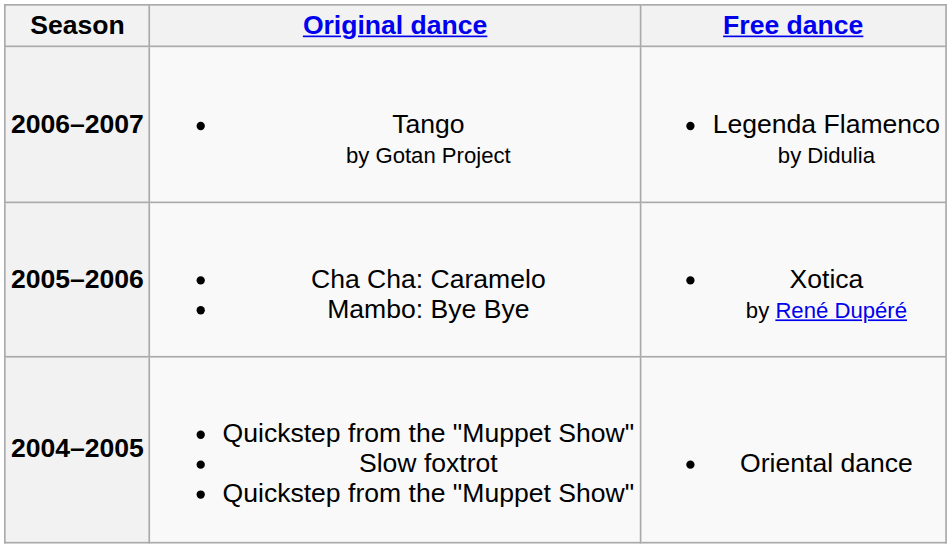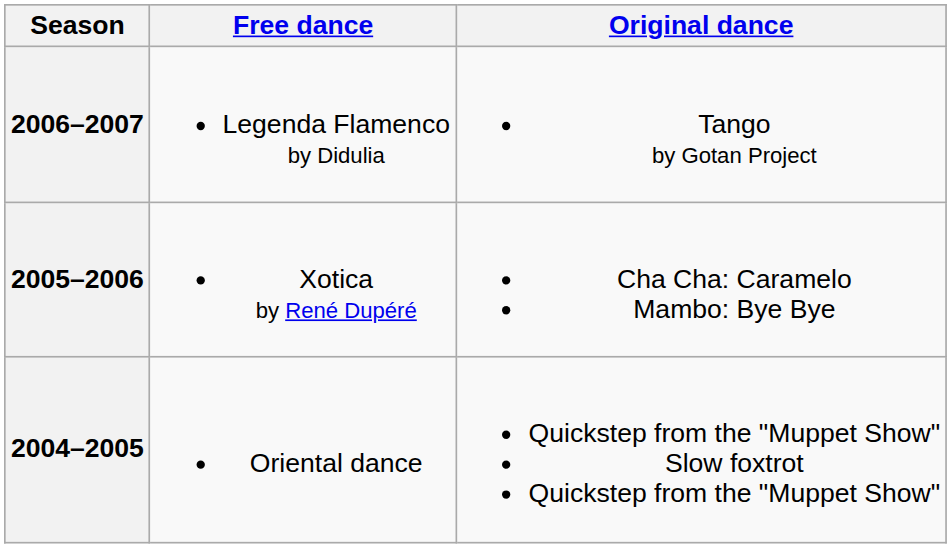columns swapped: (395, 25) <-> (793, 25)
